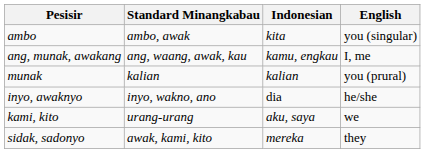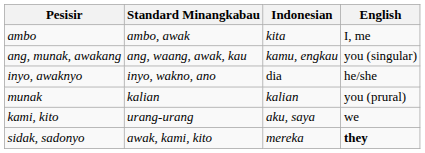(380, 35) you (singular) -> (357, 35) I, me
(357, 55) I, me -> (380, 55) you (singular)
rows swapped: (25, 76) <-> (45, 96)
(355, 138) normal -> (356, 138) bold
